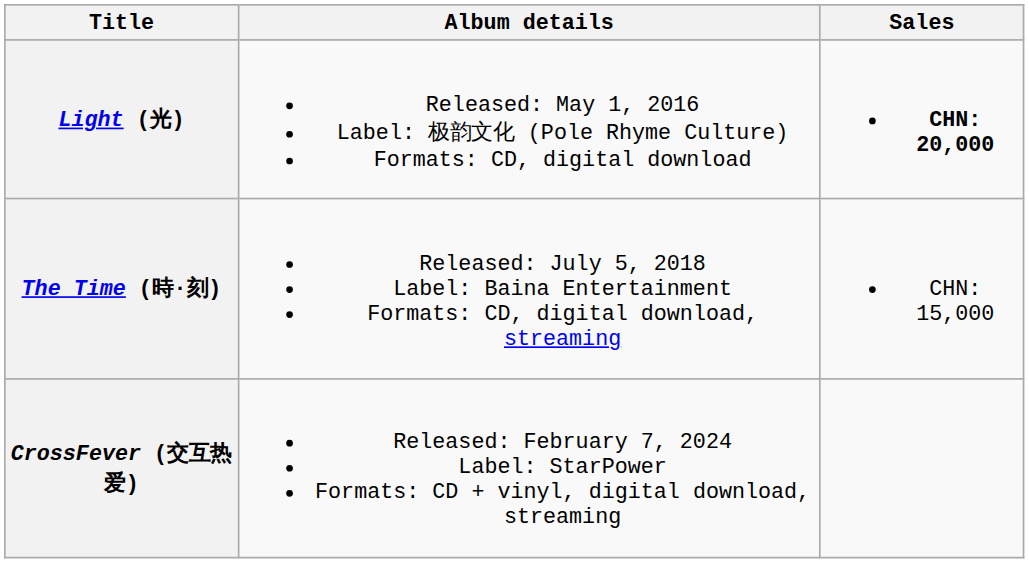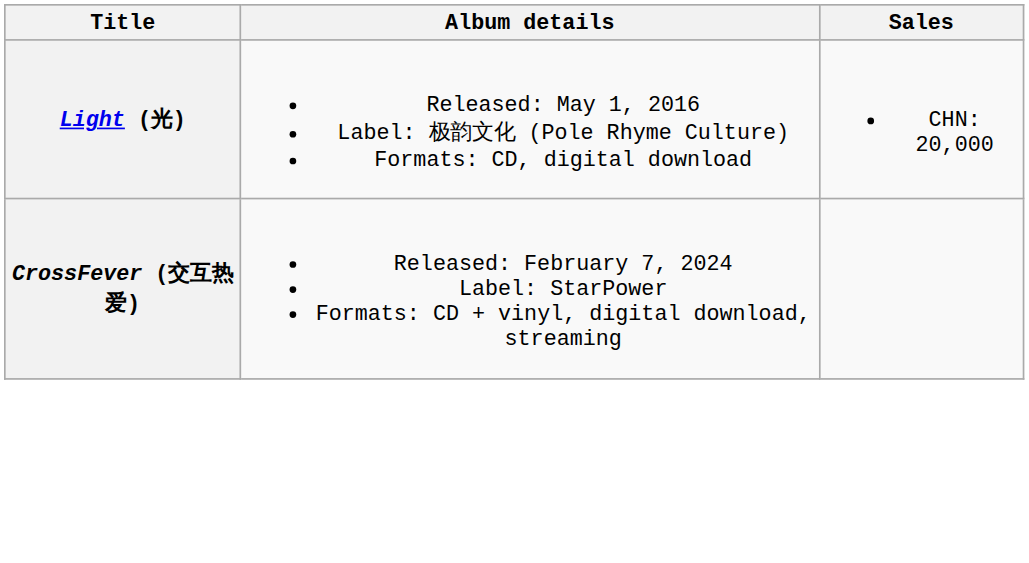(922, 132) bold -> (921, 132) normal
- row: (121, 290)
